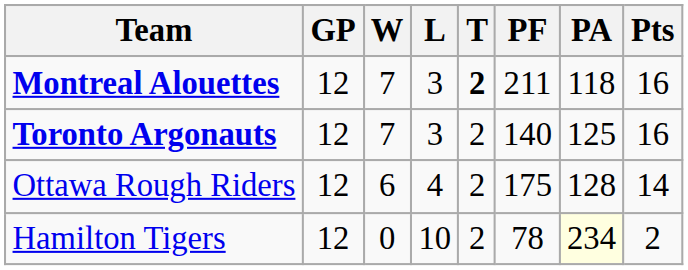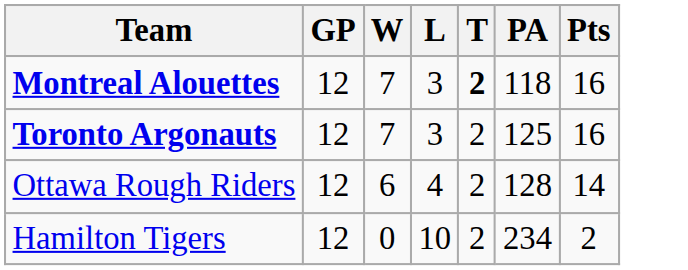- column: (527, 30)
(591, 237) lightyellow background -> (527, 237) no background
